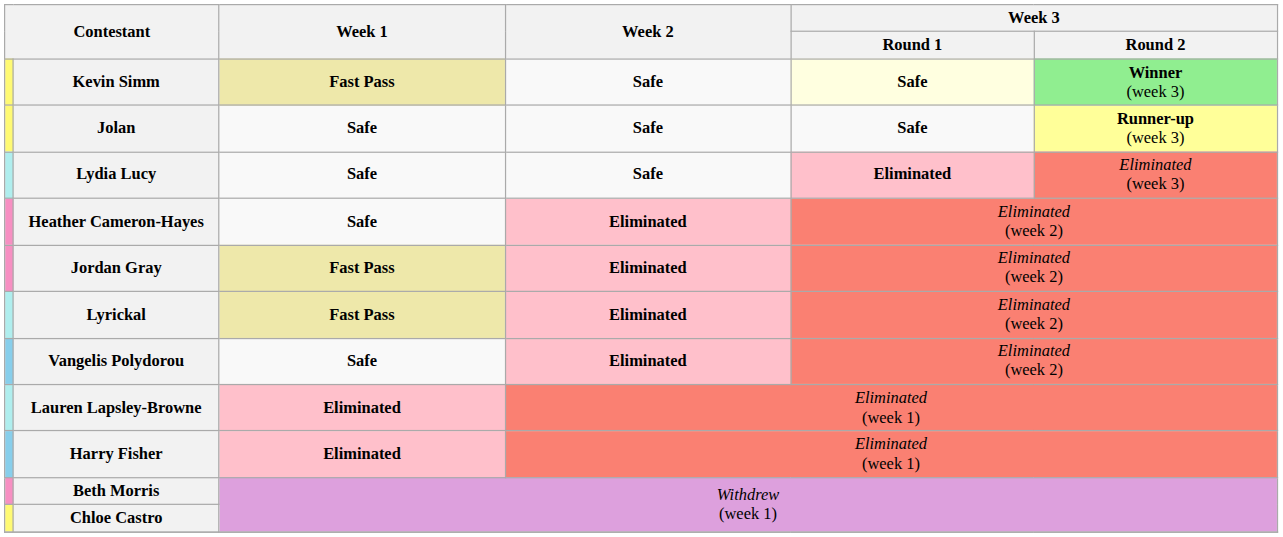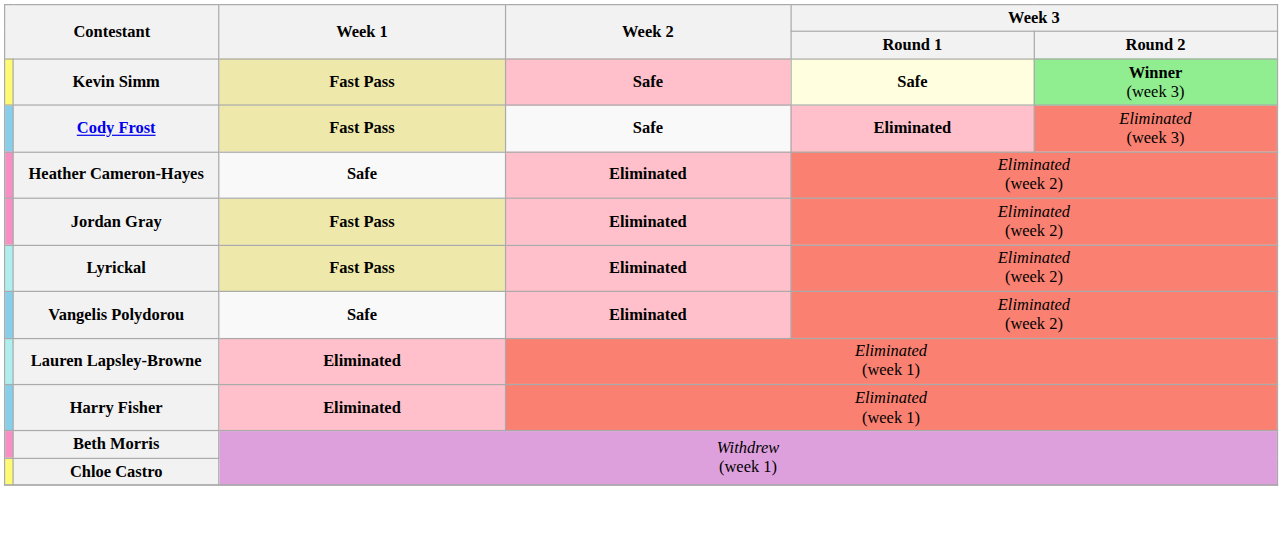(648, 81) no background -> (648, 81) pink background
- row: (116, 128)
+ row: (116, 128)
- row: (116, 174)
